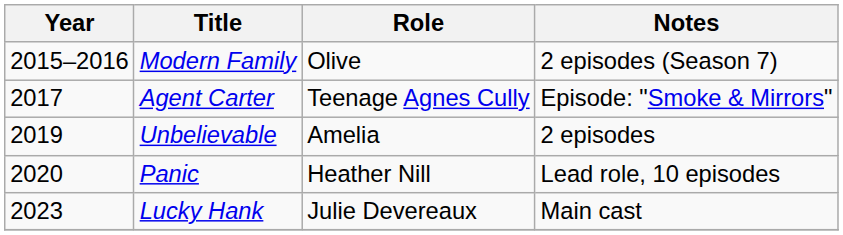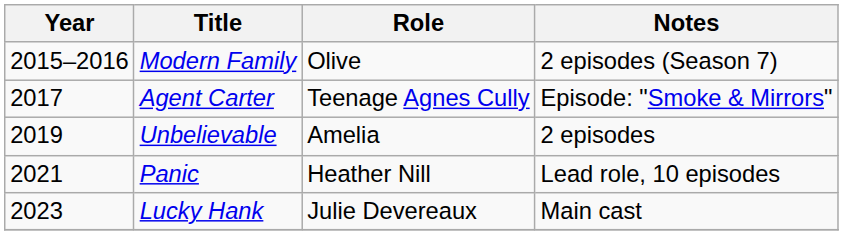(37, 173) 2020 -> (37, 173) 2021
